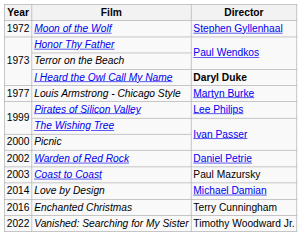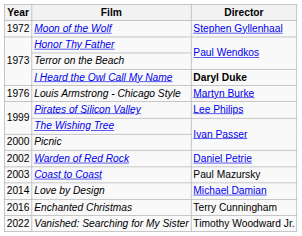(18, 93) 1977 -> (18, 93) 1976
